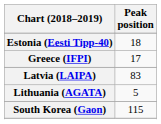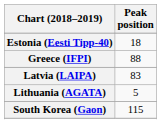(136, 59) 17 -> (136, 59) 88
